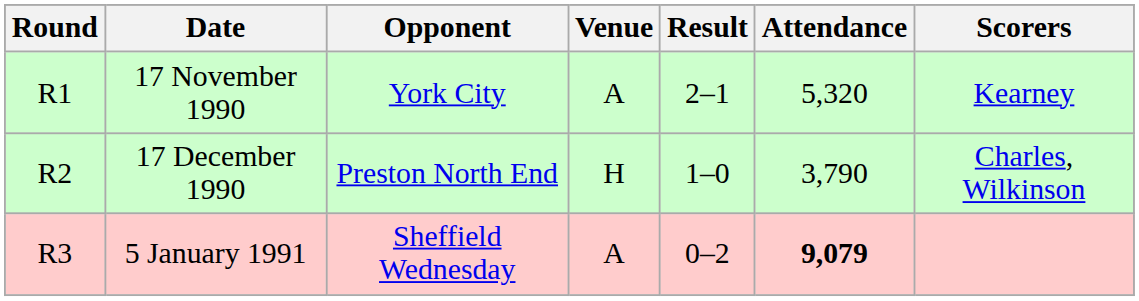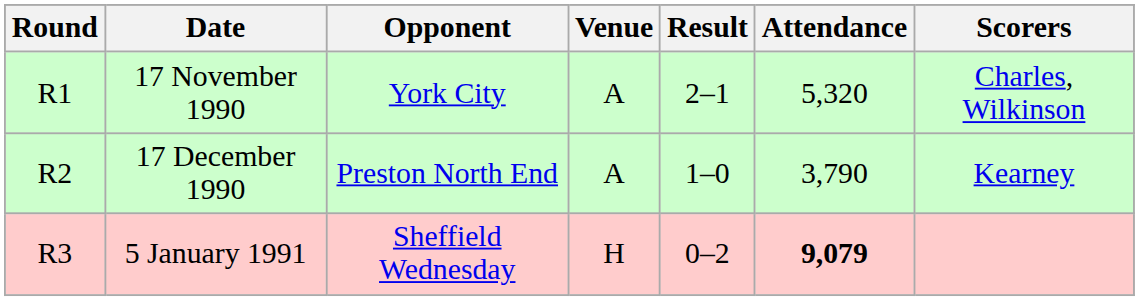(1024, 92) Kearney -> (1024, 92) Charles, Wilkinson
(614, 172) H -> (614, 172) A
(1024, 172) Charles, Wilkinson -> (1024, 172) Kearney
(614, 253) A -> (614, 253) H
